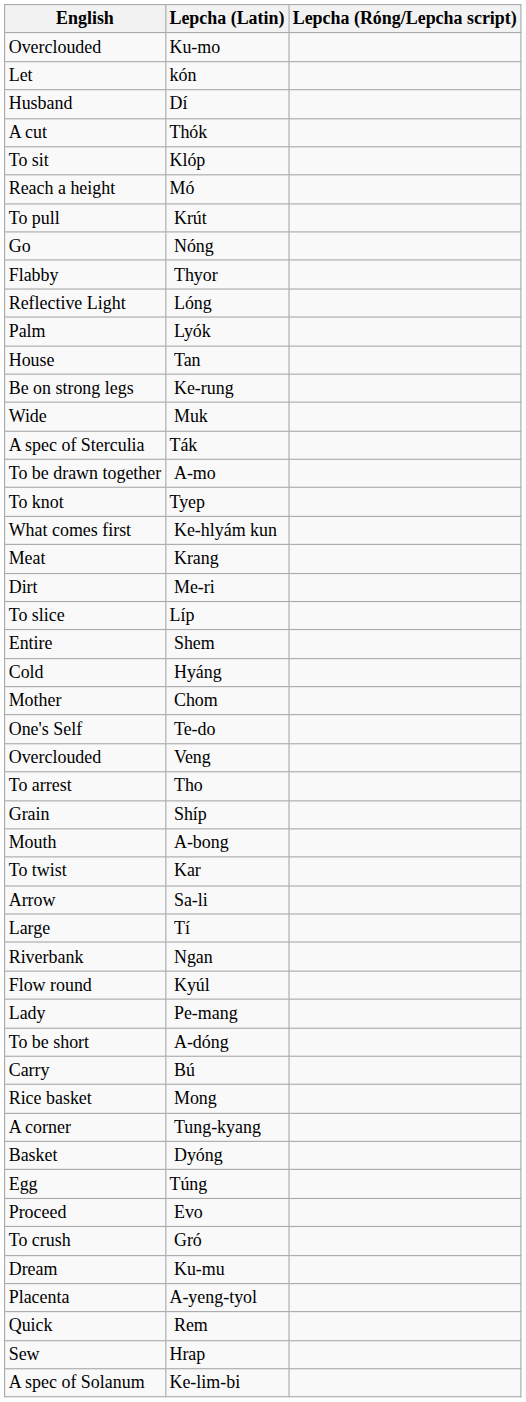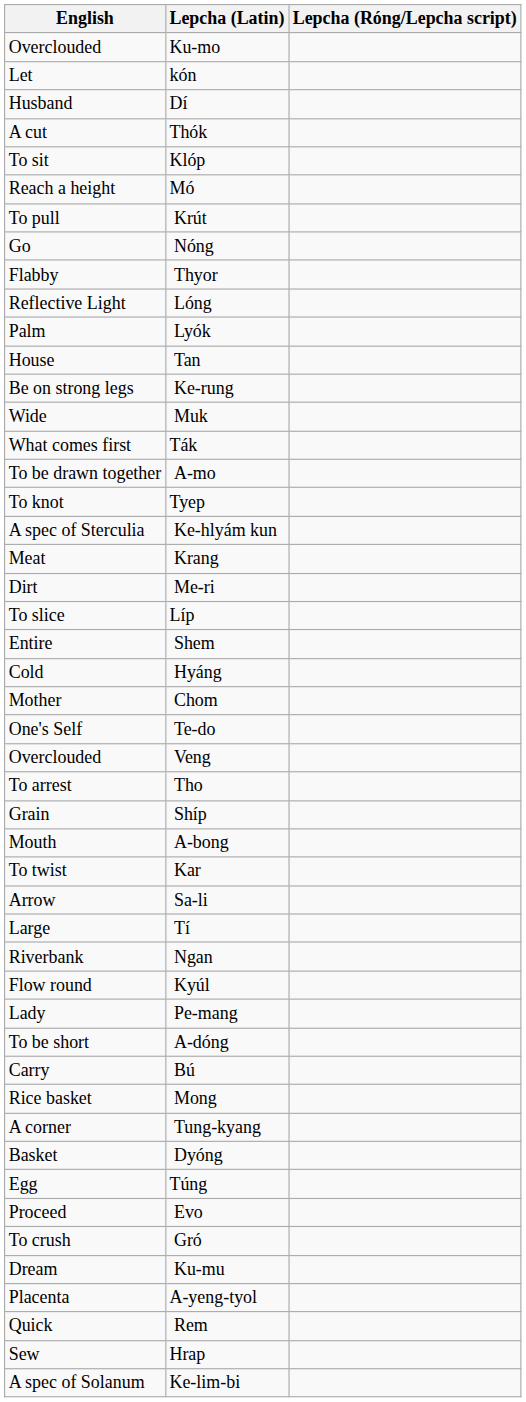(77, 445) A spec of Sterculia -> (70, 445) What comes first
(70, 530) What comes first -> (77, 530) A spec of Sterculia
